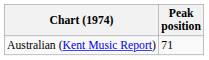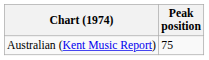(167, 45) 71 -> (167, 45) 75
